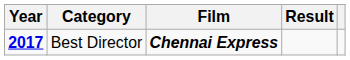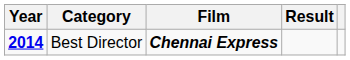(26, 42) 2017 -> (26, 42) 2014
